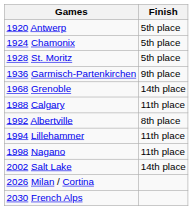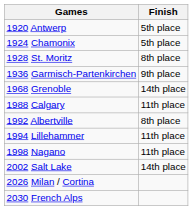(161, 58) 5th place -> (161, 58) 8th place
